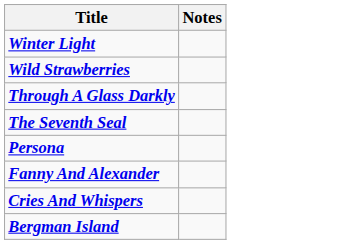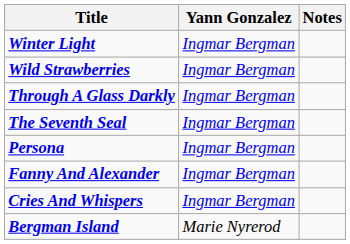+ column: (239, 17)
